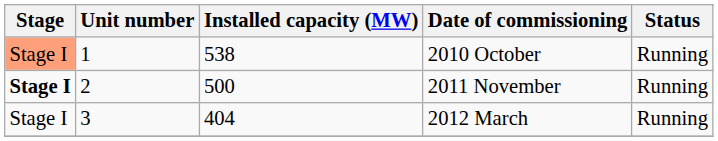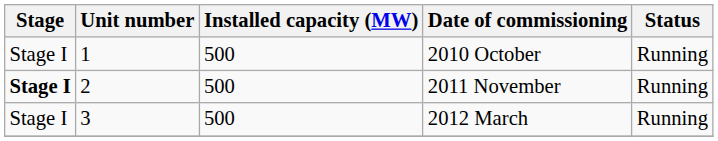(38, 53) lightsalmon background -> (38, 53) no background
(219, 53) 538 -> (219, 53) 500
(219, 119) 404 -> (219, 119) 500
